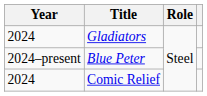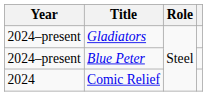(21, 36) 2024 -> (44, 36) 2024–present
